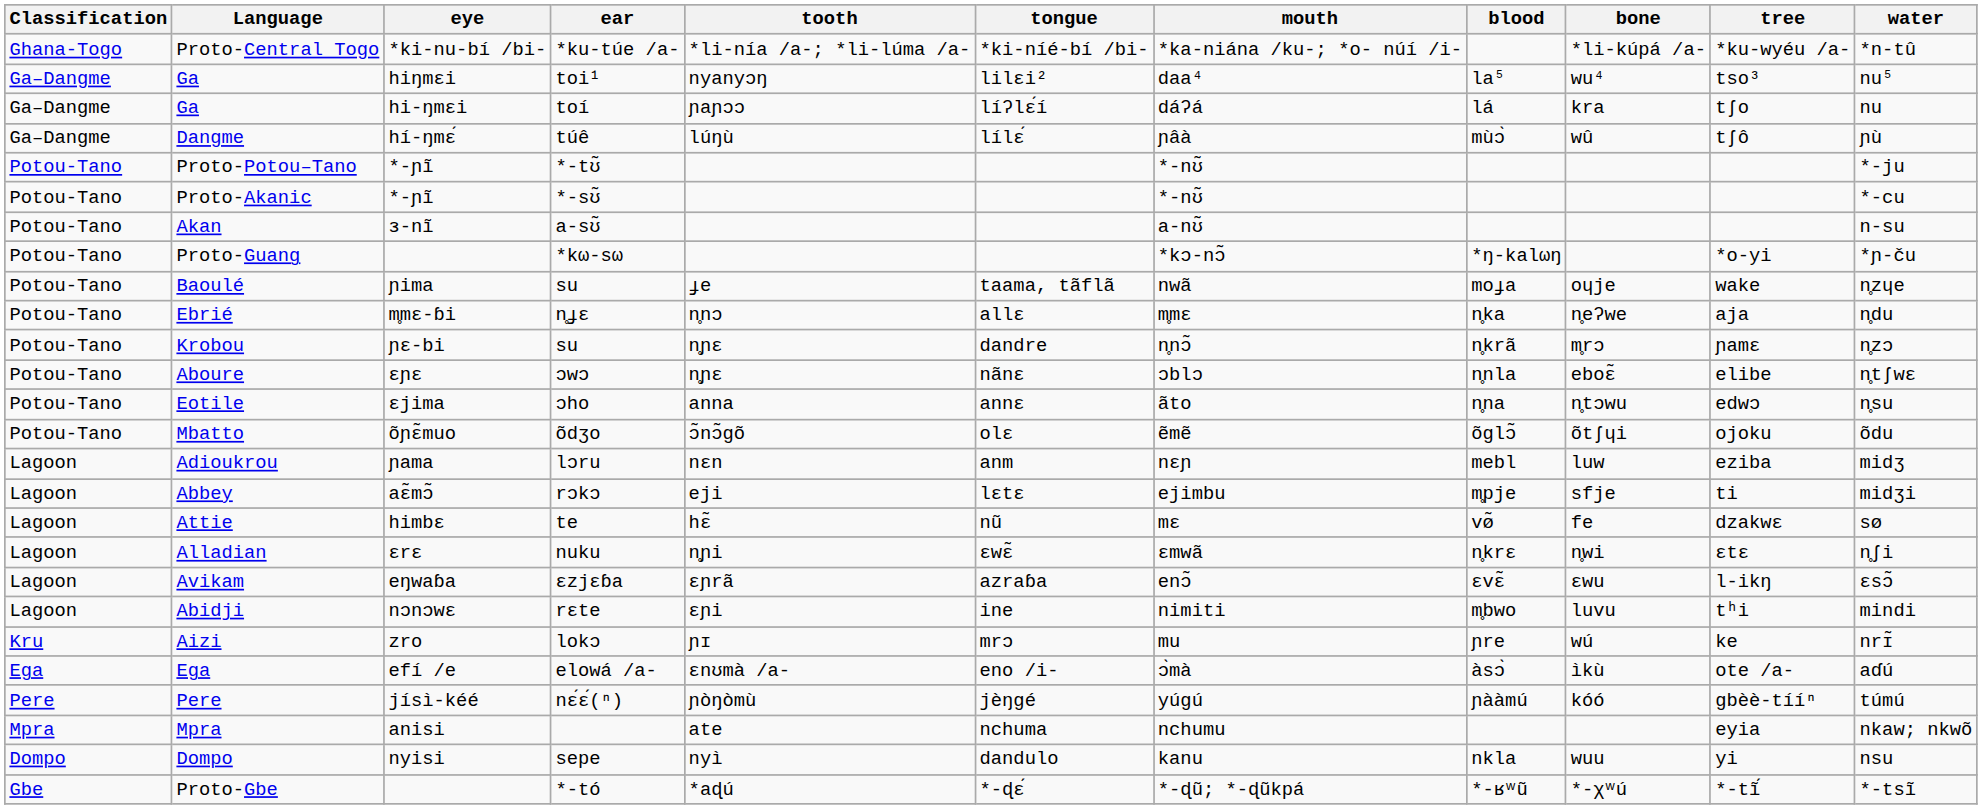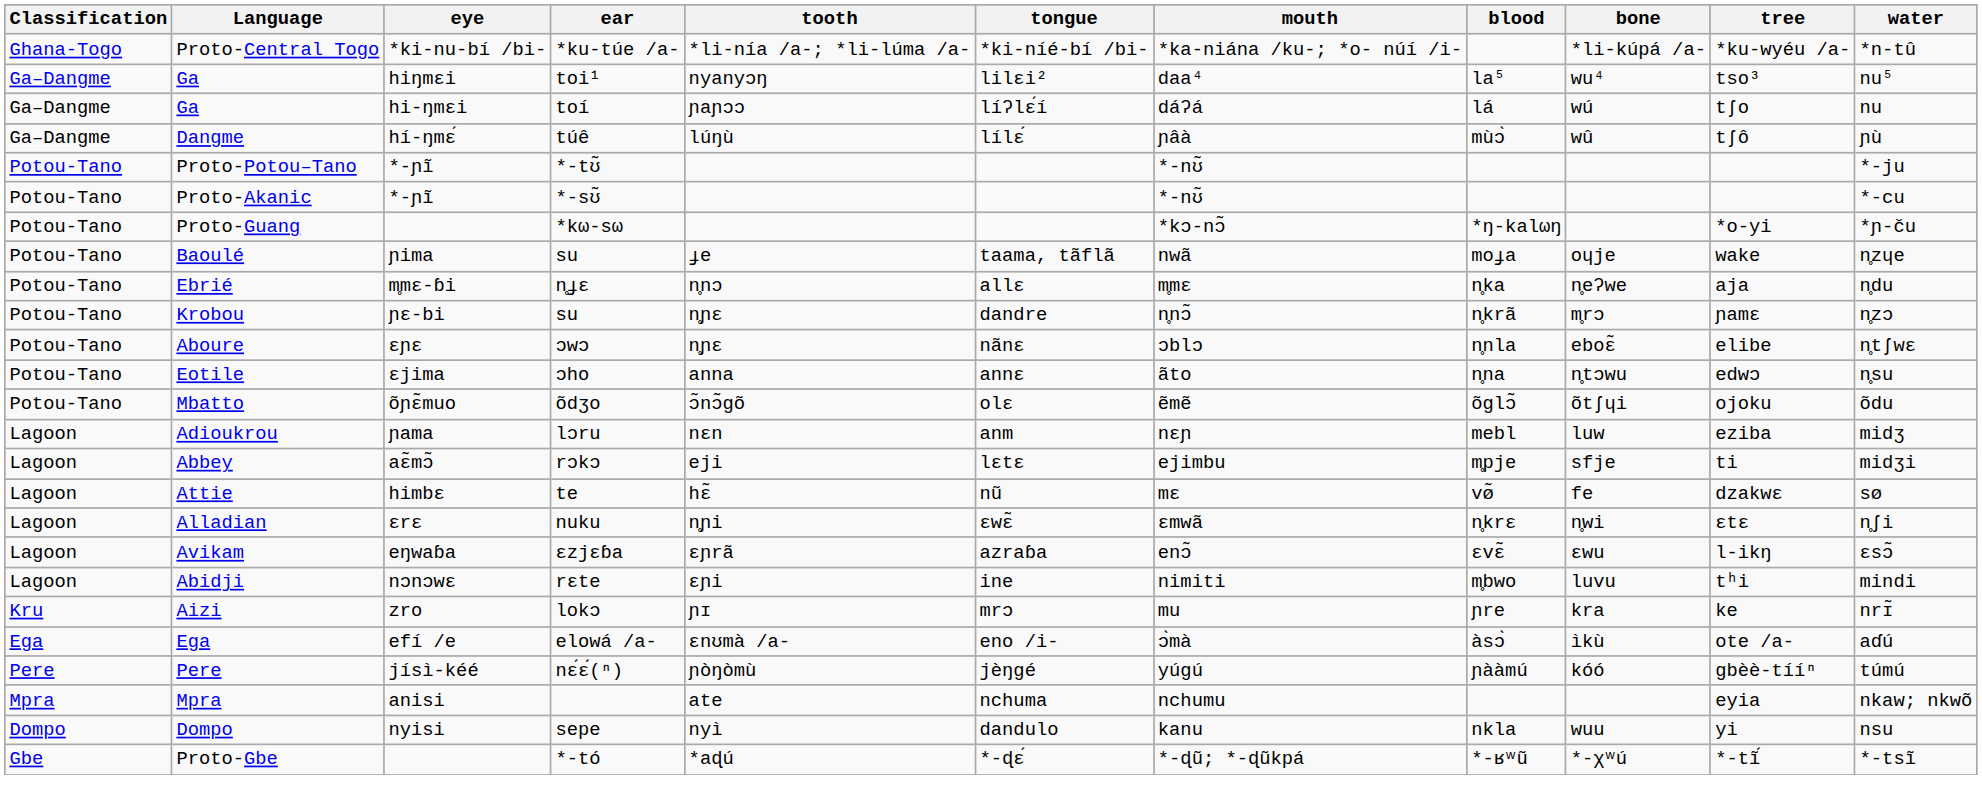(1588, 108) kra -> (1582, 108) wú
- row: (199, 227)
(1582, 641) wú -> (1588, 612) kra
